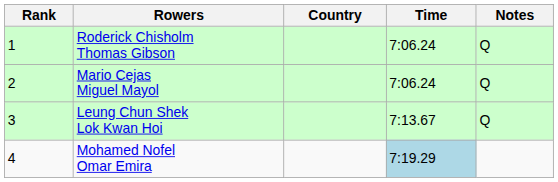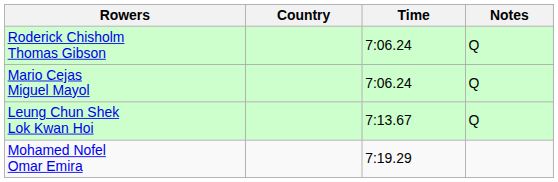- column: (39, 15)
(413, 158) lightblue background -> (388, 158) no background
